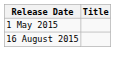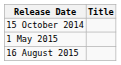+ row: (45, 25)
